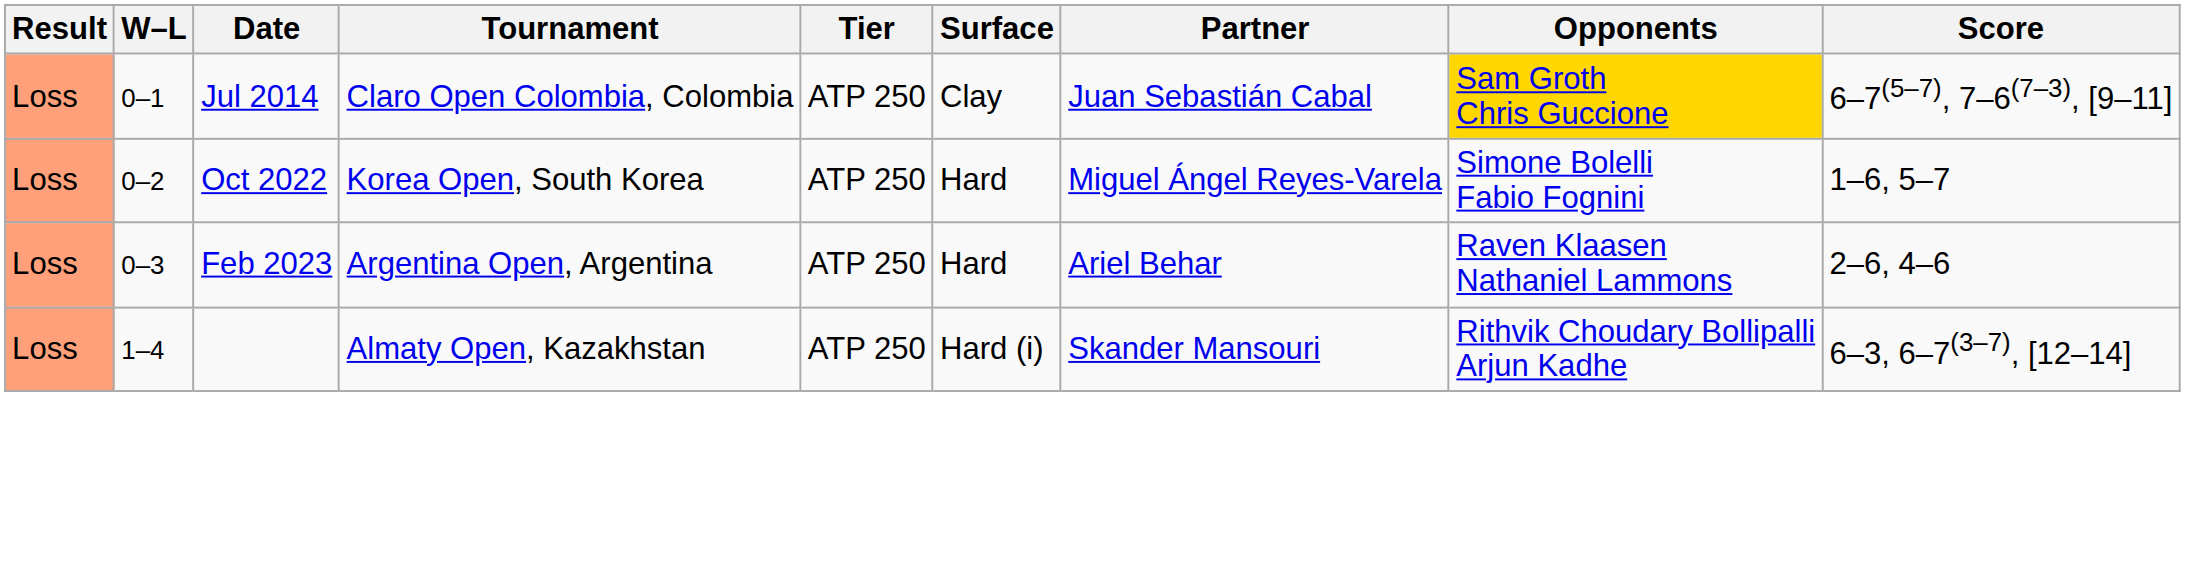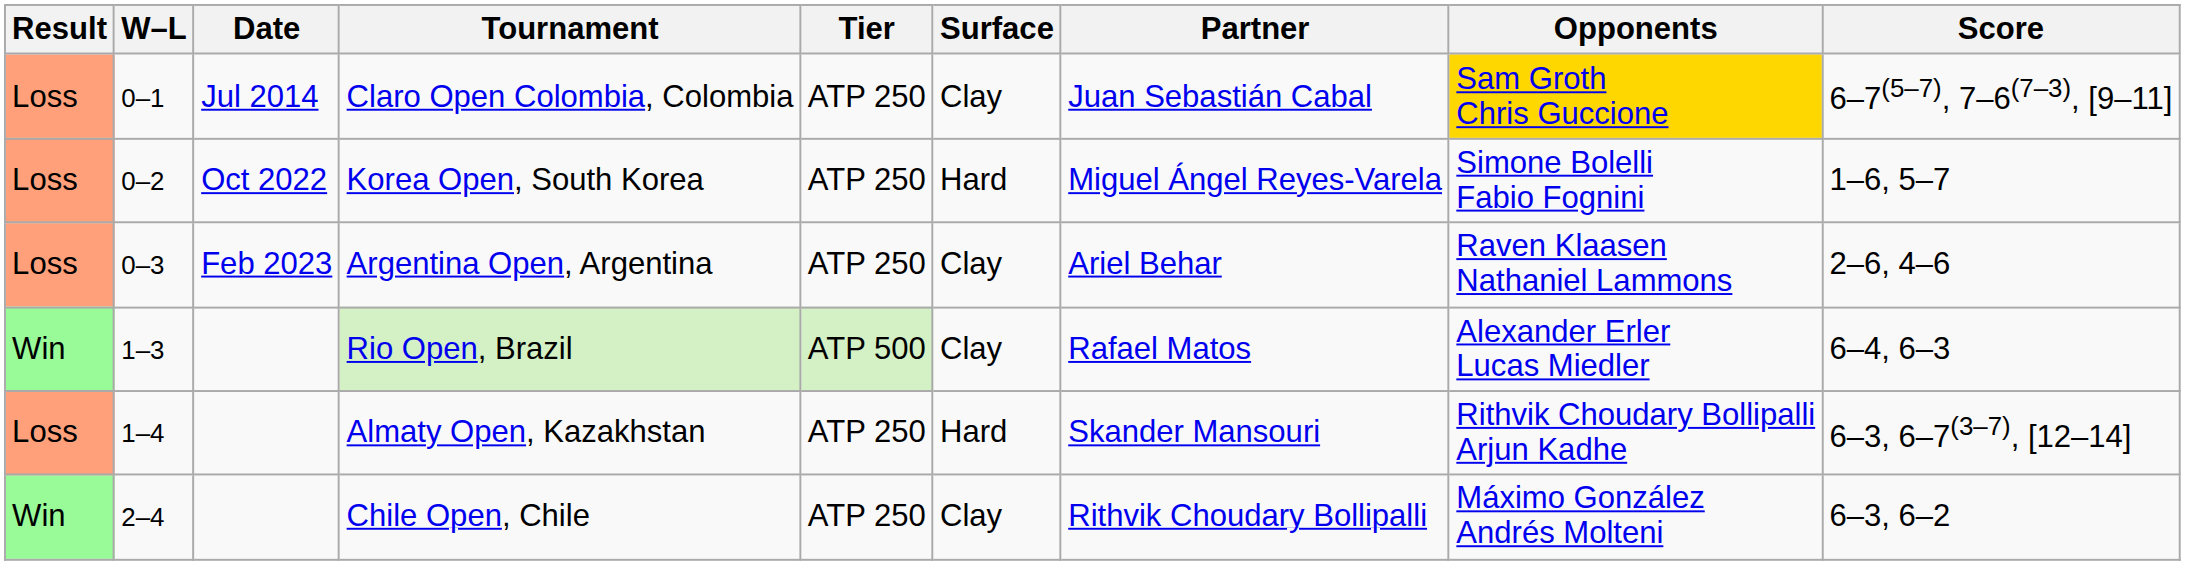(974, 264) Hard -> (971, 264) Clay
+ row: (460, 348)
(992, 348) Hard (i) -> (974, 432) Hard
+ row: (468, 516)
